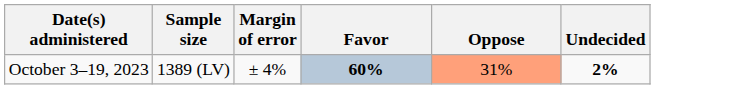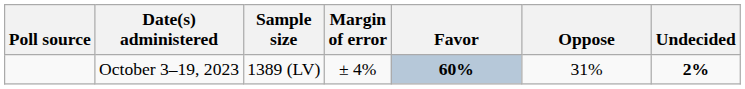+ column: (50, 40)
(496, 69) lightsalmon background -> (587, 69) no background
